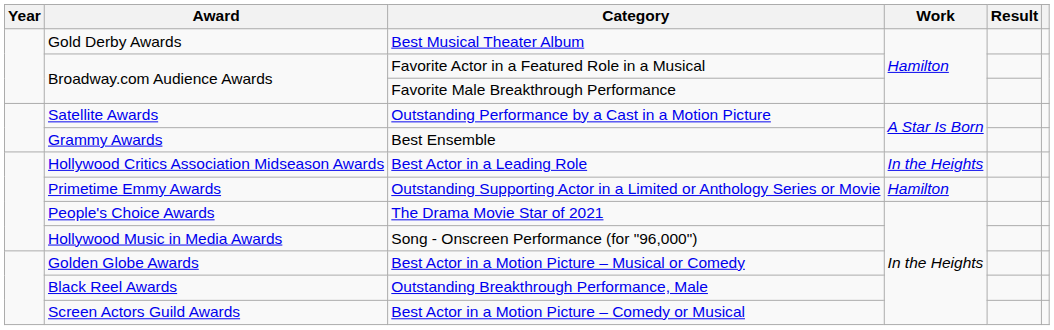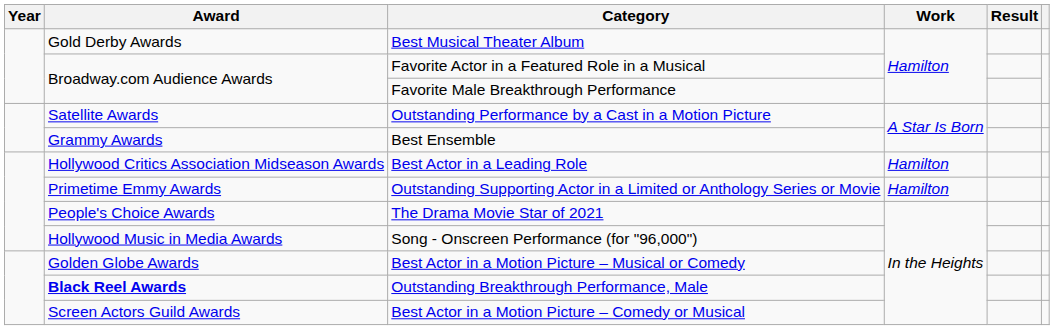(935, 164) In the Heights -> (918, 164) Hamilton
(113, 287) normal -> (117, 287) bold
